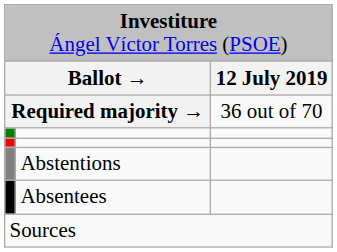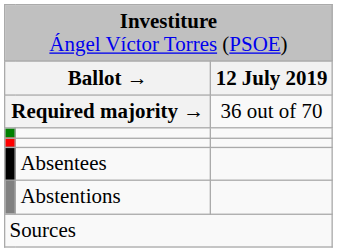rows swapped: (10, 164) <-> (10, 197)
